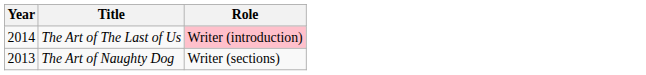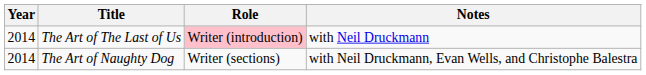+ column: (473, 15)
(21, 59) 2013 -> (21, 59) 2014
